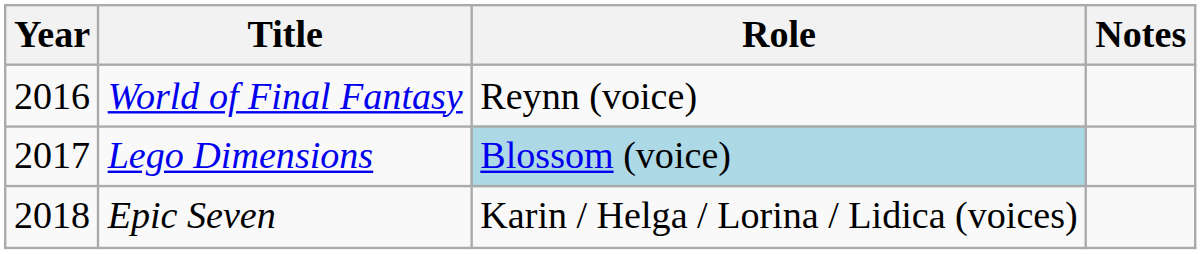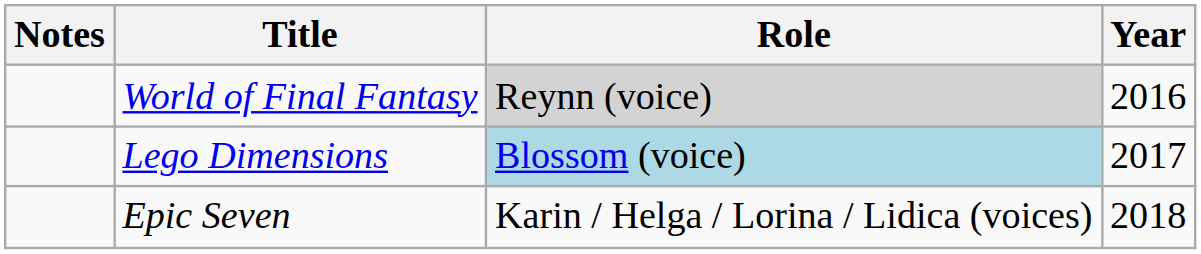columns swapped: (52, 34) <-> (1141, 34)
(589, 95) no background -> (603, 95) lightgrey background
